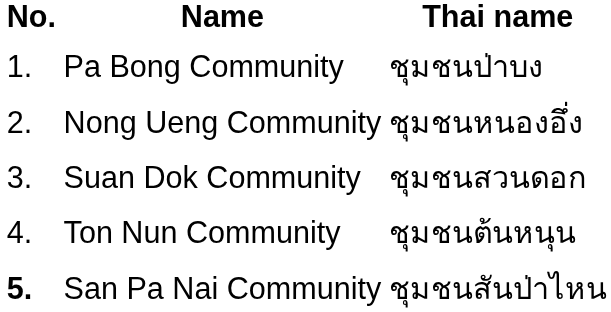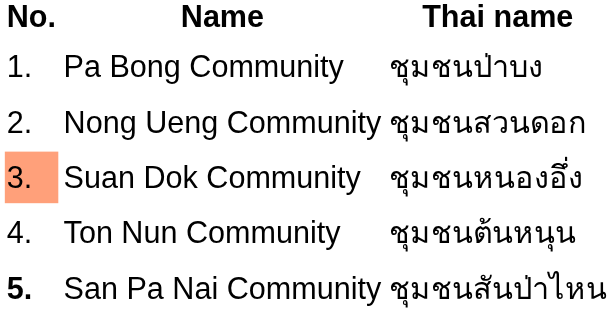(486, 122) ชุมชนหนองอึ่ง -> (488, 122) ชุมชนสวนดอก
(19, 176) no background -> (19, 176) lightsalmon background
(488, 177) ชุมชนสวนดอก -> (486, 177) ชุมชนหนองอึ่ง
